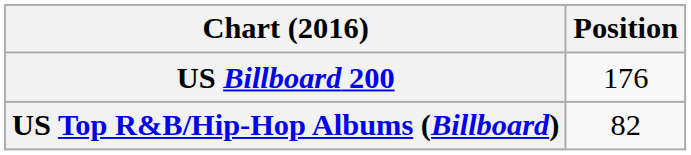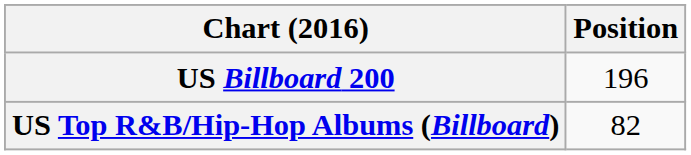(626, 76) 176 -> (626, 76) 196
